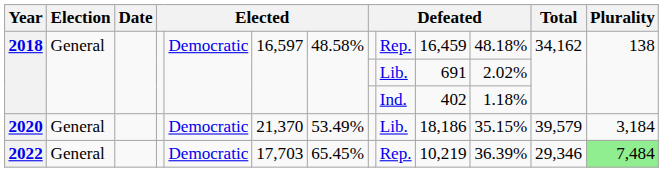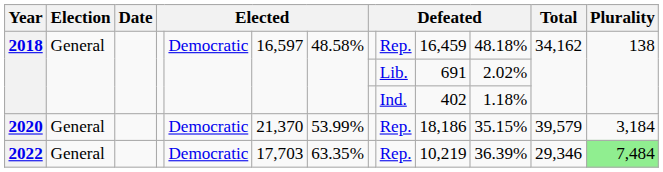(338, 126) 53.49% -> (338, 126) 53.99%
(394, 126) Lib. -> (396, 126) Rep.
(338, 153) 65.45% -> (338, 153) 63.35%
